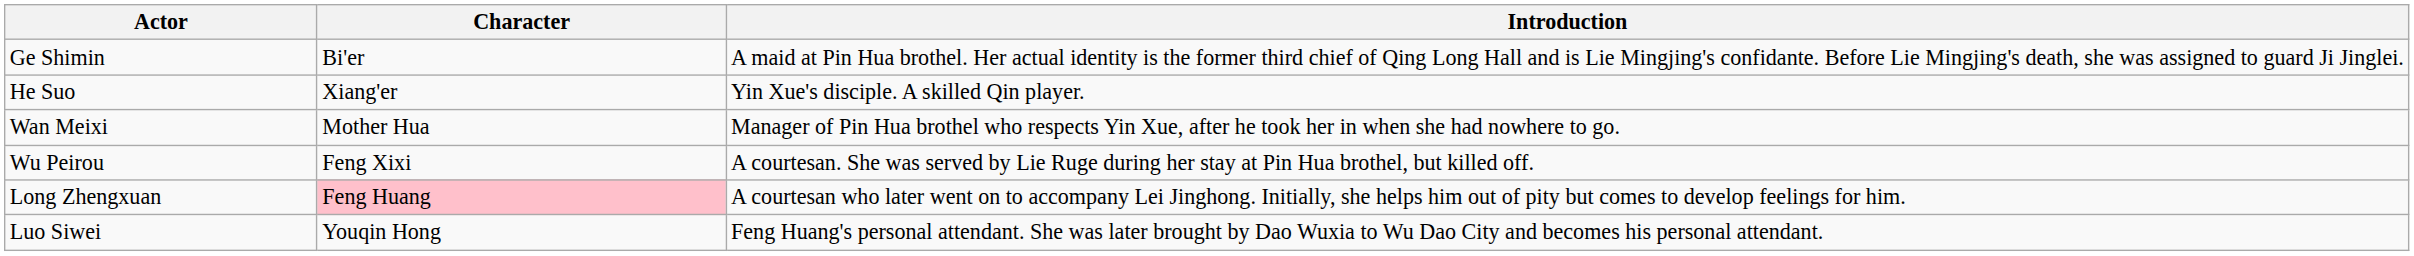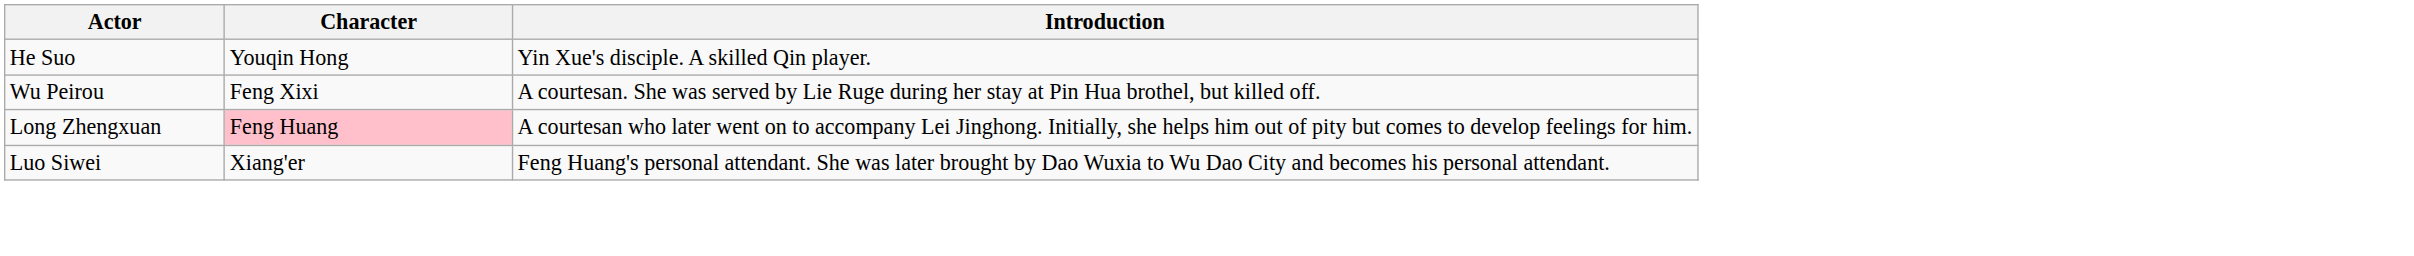- row: (57, 57)
(360, 92) Xiang'er -> (289, 57) Youqin Hong
- row: (59, 127)
(382, 232) Youqin Hong -> (267, 162) Xiang'er
